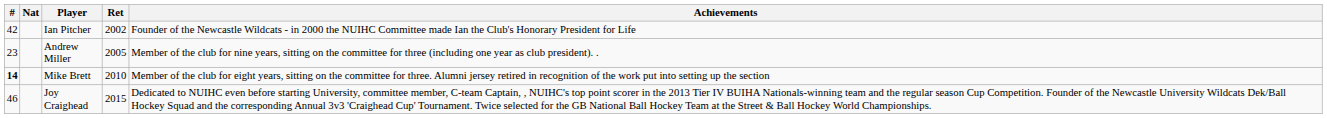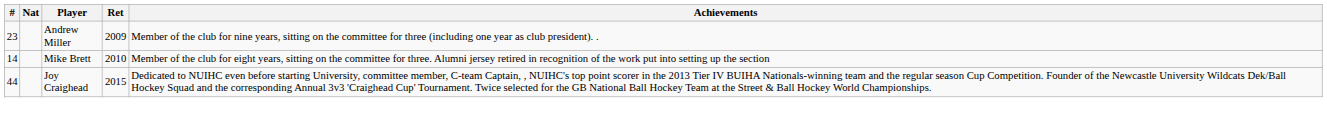- row: (67, 30)
(116, 53) 2005 -> (116, 36) 2009
(12, 76) bold -> (12, 59) normal
(12, 99) 46 -> (12, 82) 44
